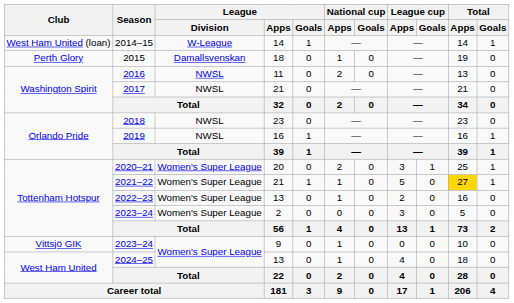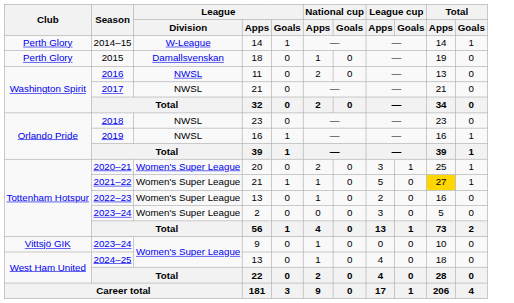(59, 43) West Ham United (loan) -> (48, 43) Perth Glory
